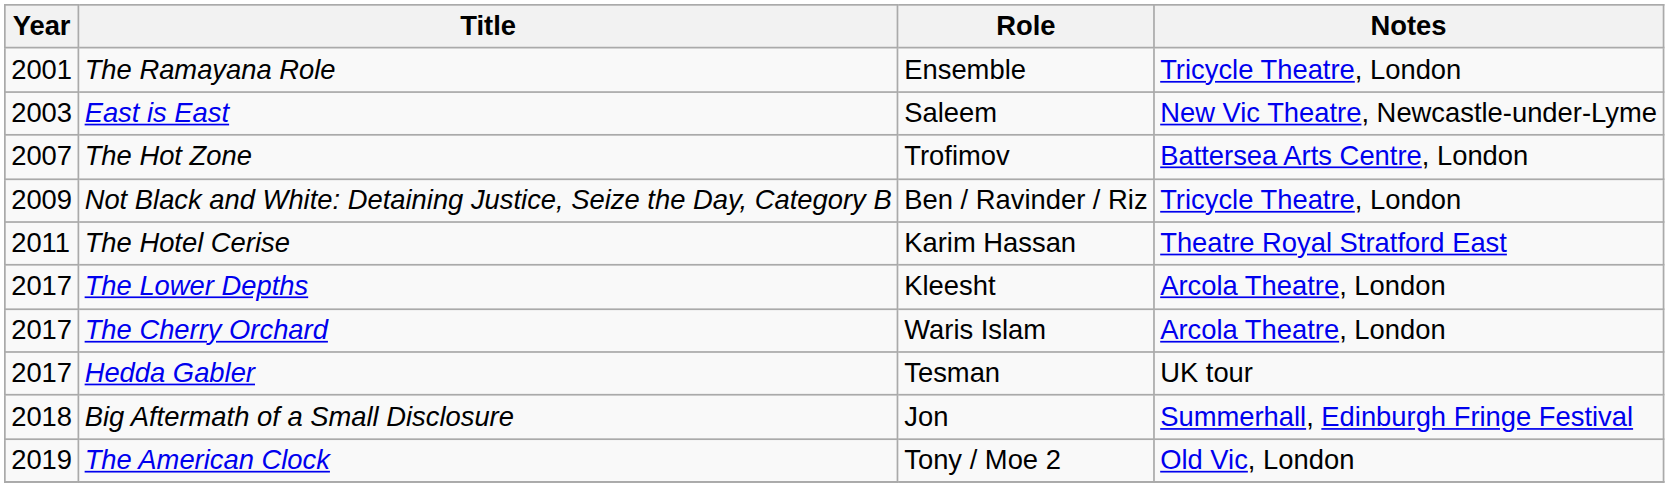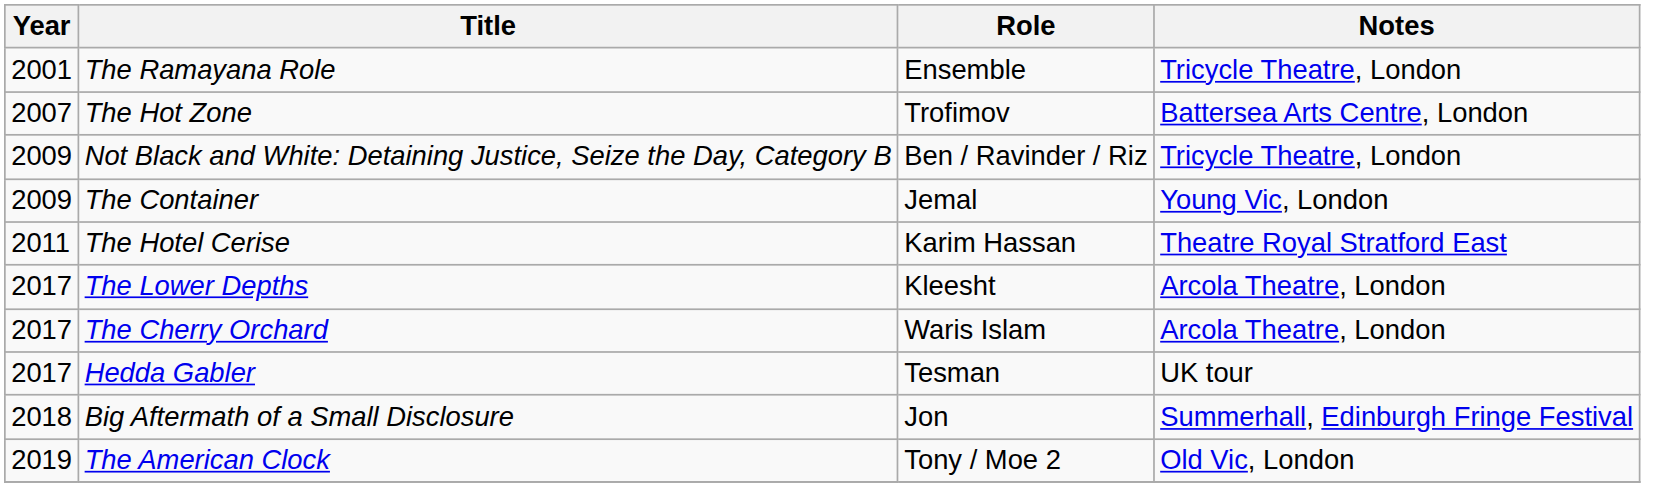- row: (157, 112)
+ row: (171, 199)
